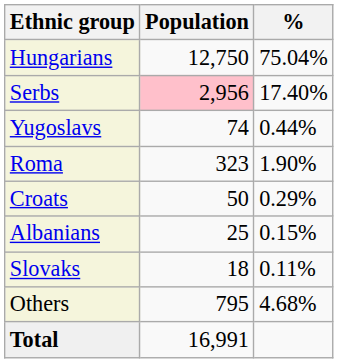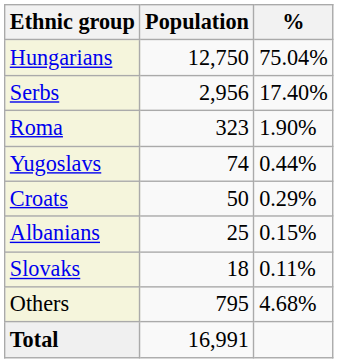(224, 92) pink background -> (224, 92) no background
rows swapped: (36, 163) <-> (56, 127)
